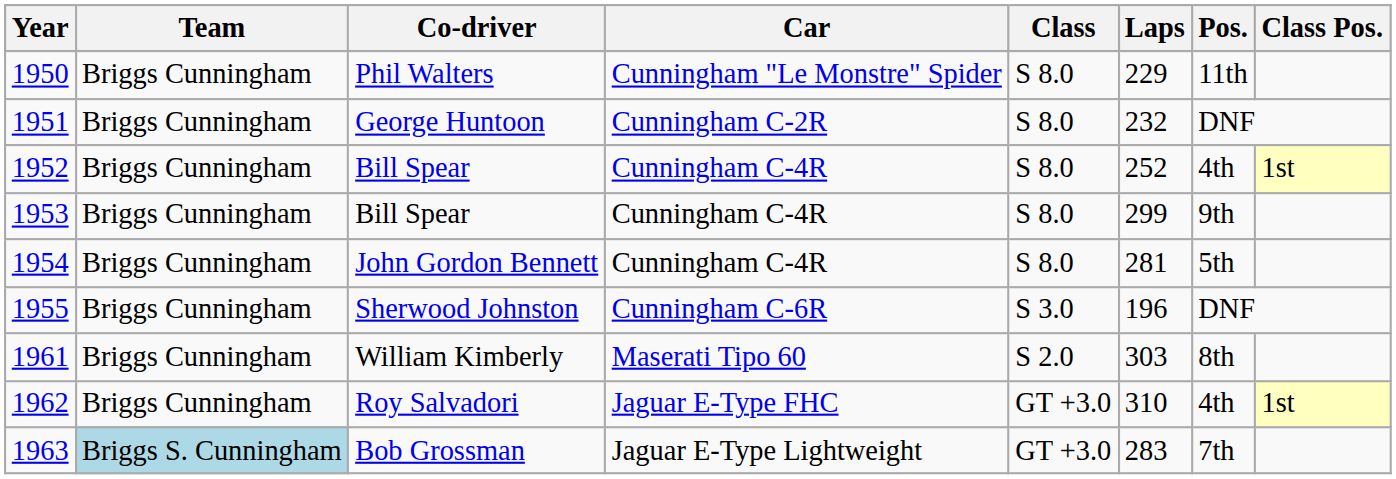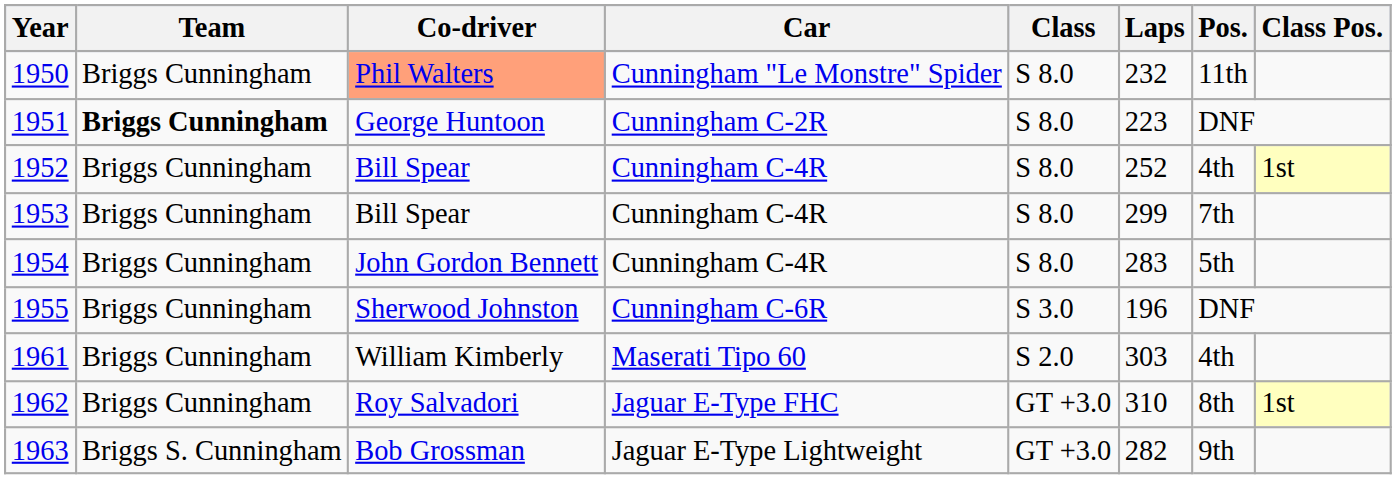(424, 74) no background -> (424, 74) lightsalmon background
(1146, 74) 229 -> (1146, 74) 232
(197, 121) normal -> (205, 121) bold
(1146, 121) 232 -> (1146, 121) 223
(1216, 215) 9th -> (1216, 215) 7th
(1146, 262) 281 -> (1146, 262) 283
(1216, 355) 8th -> (1216, 355) 4th
(1216, 402) 4th -> (1216, 402) 8th
(212, 449) lightblue background -> (212, 449) no background
(1146, 449) 283 -> (1146, 449) 282
(1216, 449) 7th -> (1216, 449) 9th
